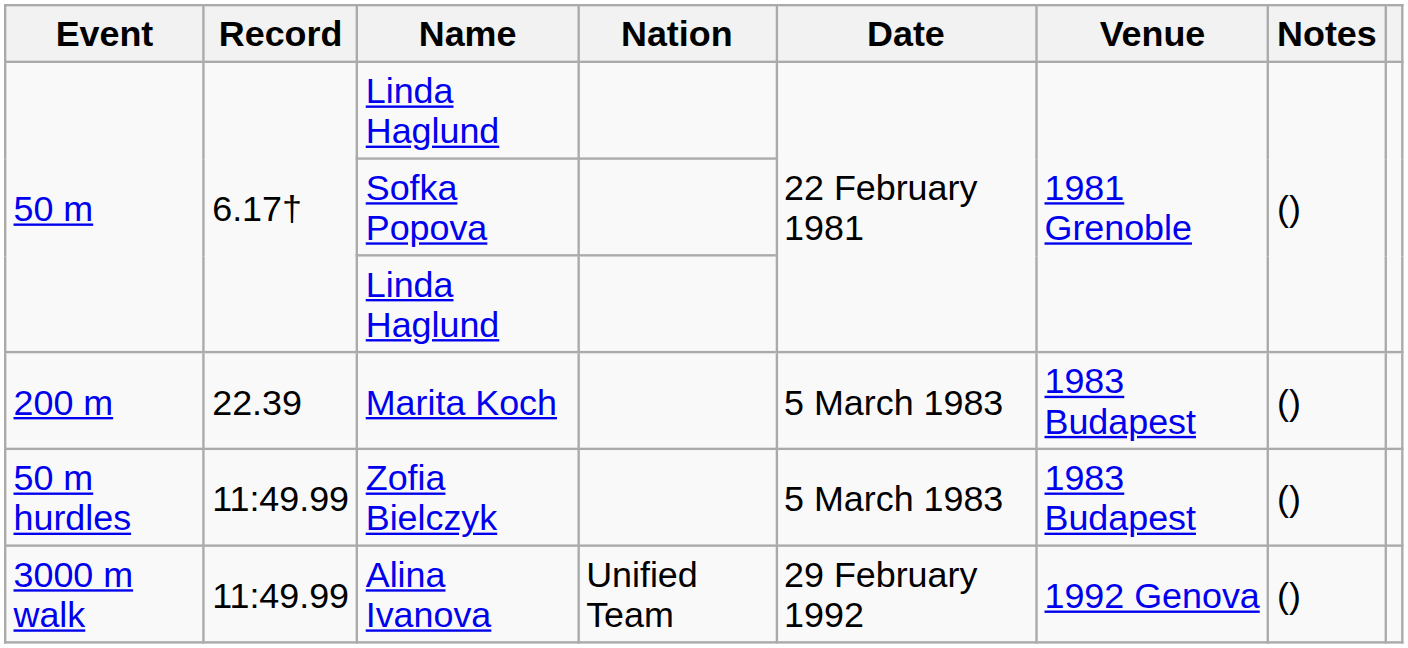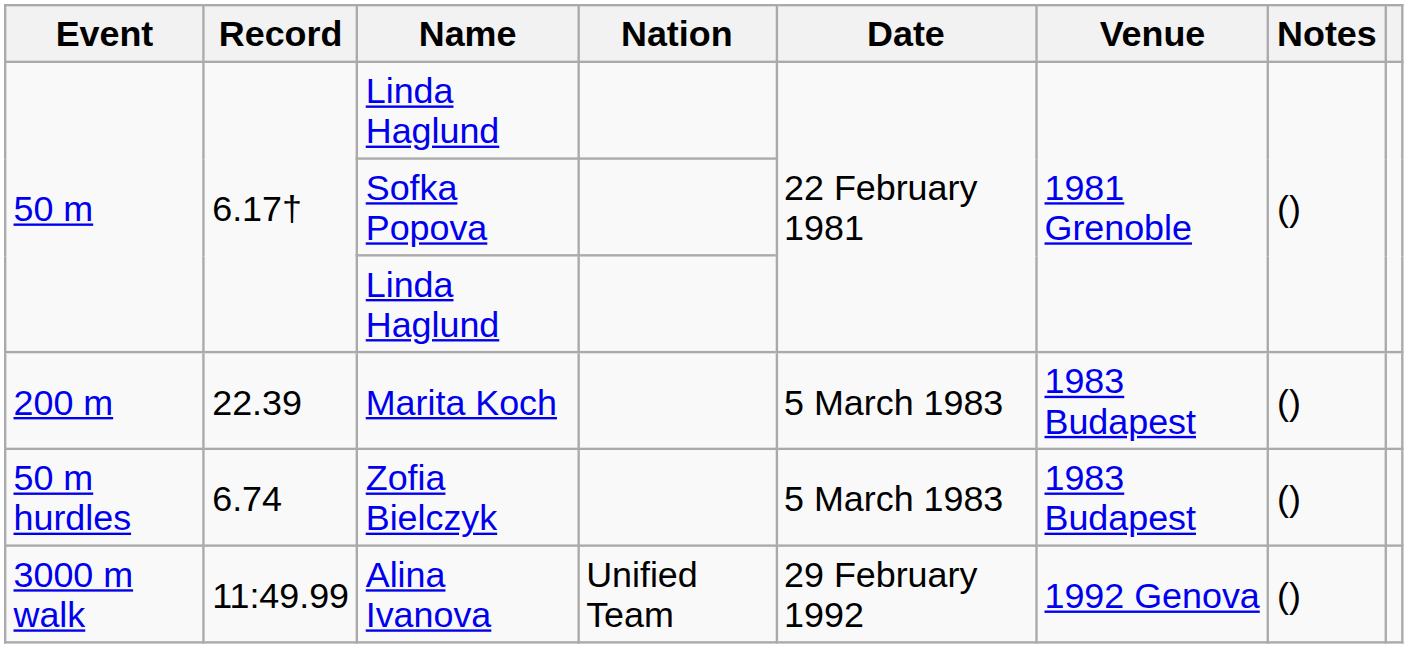(281, 498) 11:49.99 -> (247, 498) 6.74
